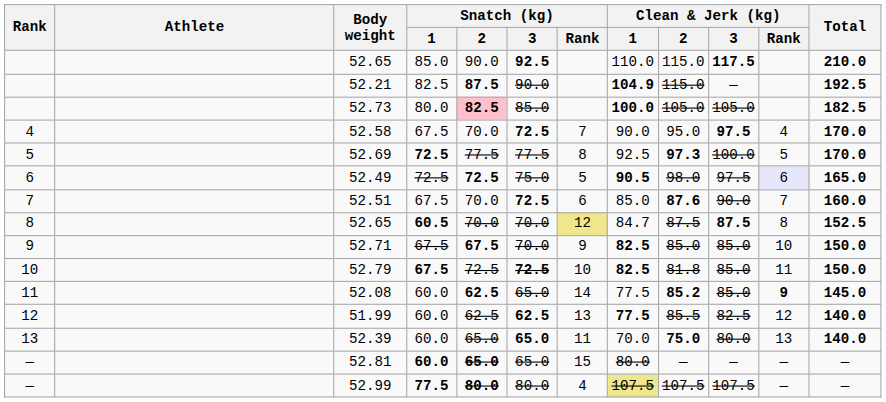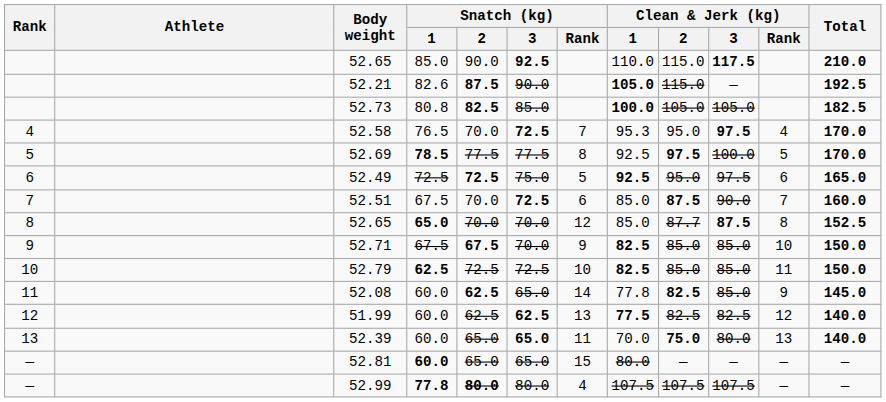(431, 85) 82.5 -> (431, 85) 82.6
(633, 85) 104.9 -> (633, 85) 105.0
(431, 108) 80.0 -> (431, 108) 80.8
(482, 108) pink background -> (482, 108) no background
(431, 132) 67.5 -> (431, 132) 76.5
(633, 132) 90.0 -> (633, 132) 95.3
(431, 155) 72.5 -> (431, 155) 78.5
(683, 155) 97.3 -> (683, 155) 97.5
(633, 178) 90.5 -> (633, 178) 92.5
(683, 178) 98.0 -> (683, 178) 95.0
(784, 178) lavender background -> (784, 178) no background
(683, 201) 87.6 -> (683, 201) 87.5
(431, 224) 60.5 -> (431, 224) 65.0
(582, 224) khaki background -> (582, 224) no background
(633, 224) 84.7 -> (633, 224) 85.0
(683, 224) 87.5 -> (683, 224) 87.7
(431, 270) 67.5 -> (431, 270) 62.5
(532, 270) bold -> (532, 270) normal
(683, 270) 81.8 -> (683, 270) 85.0
(633, 293) 77.5 -> (633, 293) 77.8
(683, 293) 85.2 -> (683, 293) 82.5
(784, 293) bold -> (784, 293) normal
(683, 316) 85.5 -> (683, 316) 82.5
(482, 363) bold -> (482, 363) normal
(431, 386) 77.5 -> (431, 386) 77.8
(633, 386) khaki background -> (633, 386) no background
